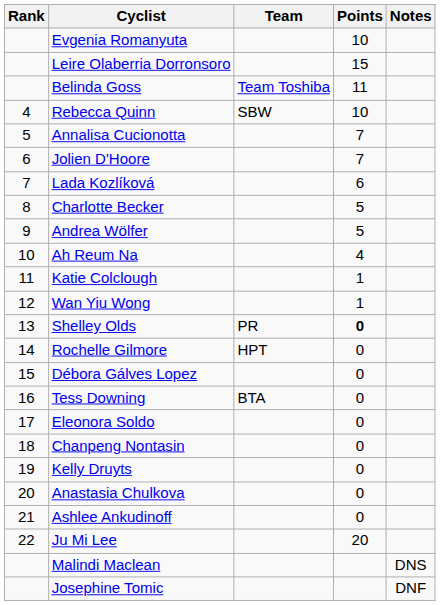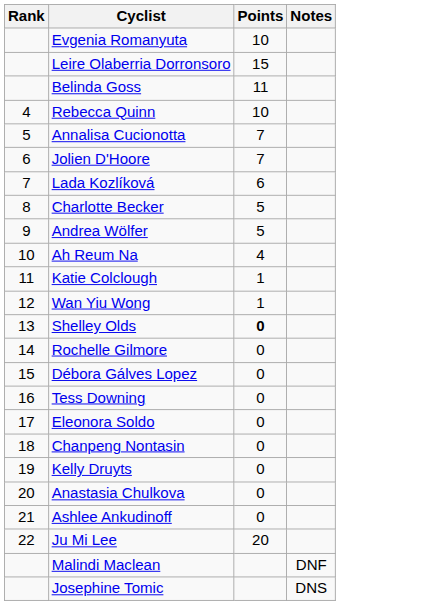- column: (284, 16)
(411, 565) DNS -> (311, 565) DNF
(411, 588) DNF -> (311, 588) DNS
